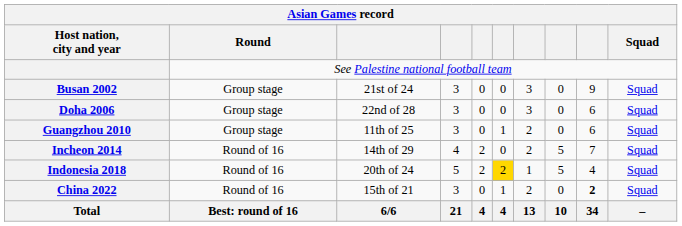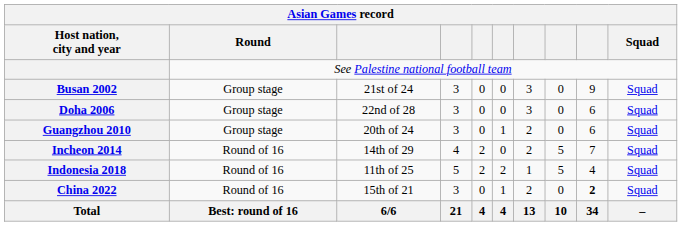(389, 130) 11th of 25 -> (389, 130) 20th of 24
(389, 170) 20th of 24 -> (389, 170) 11th of 25
(503, 170) gold background -> (503, 170) no background
